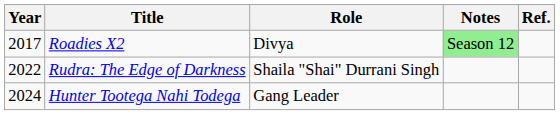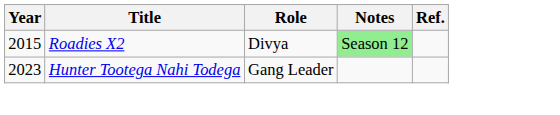(25, 43) 2017 -> (25, 43) 2015
- row: (147, 69)
(25, 95) 2024 -> (25, 69) 2023
